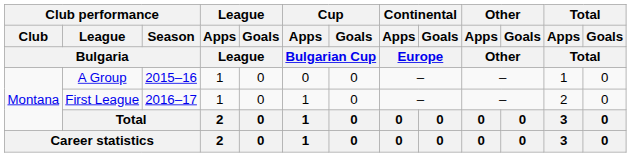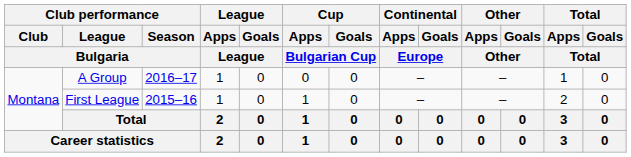(171, 78) 2015–16 -> (171, 78) 2016–17
(171, 99) 2016–17 -> (171, 99) 2015–16
